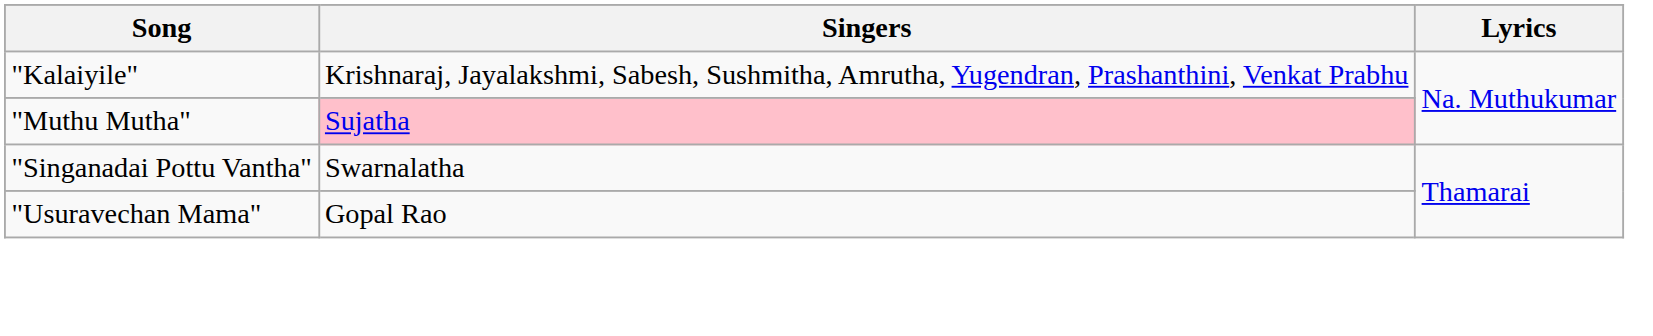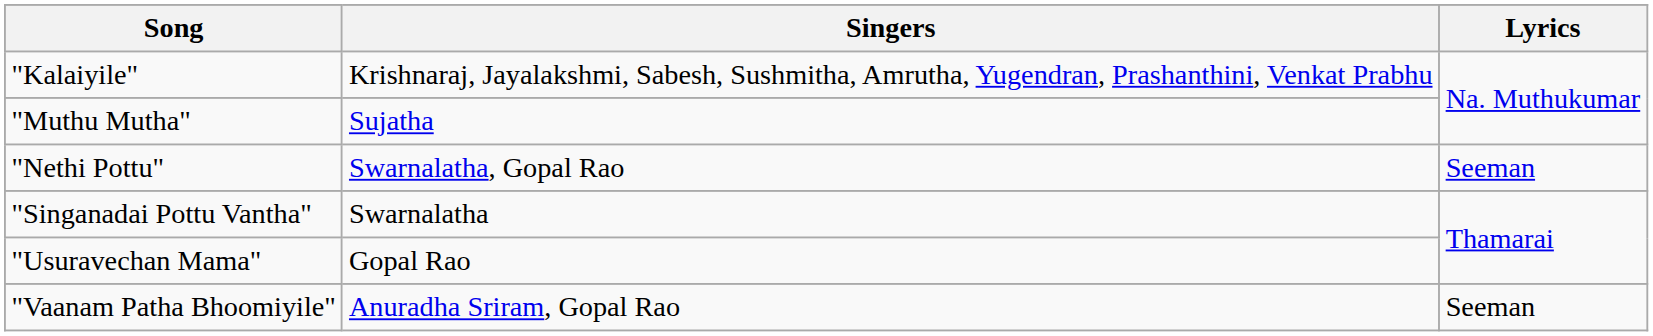(367, 121) pink background -> (391, 121) no background
+ row: (88, 167)
+ row: (174, 307)
